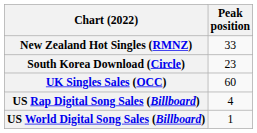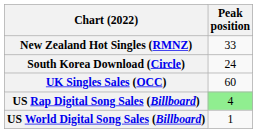(230, 63) 23 -> (230, 63) 24
(230, 100) no background -> (230, 100) lightgreen background
